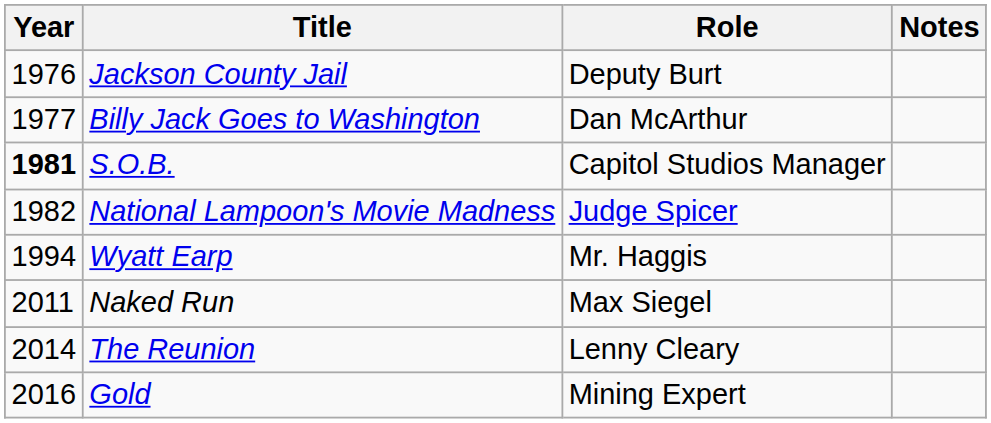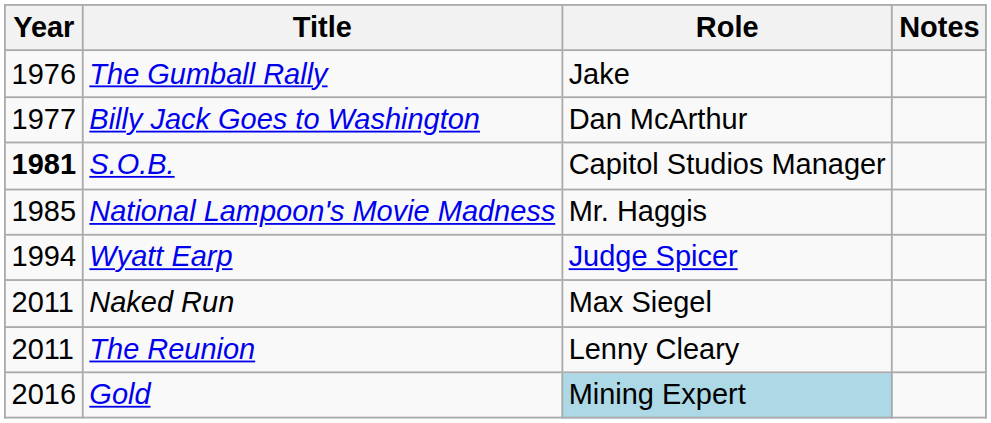- row: (218, 73)
+ row: (208, 73)
(44, 211) 1982 -> (44, 211) 1985
(653, 211) Judge Spicer -> (638, 211) Mr. Haggis
(638, 257) Mr. Haggis -> (653, 257) Judge Spicer
(44, 348) 2014 -> (43, 348) 2011
(657, 394) no background -> (657, 394) lightblue background
